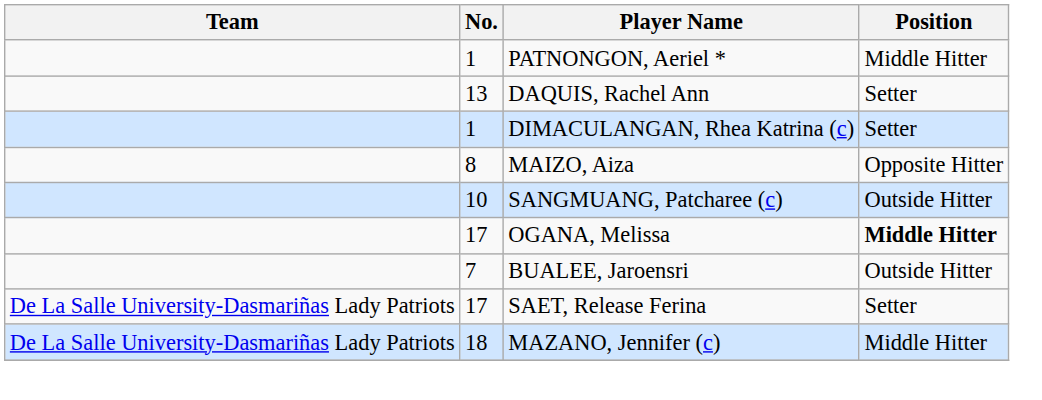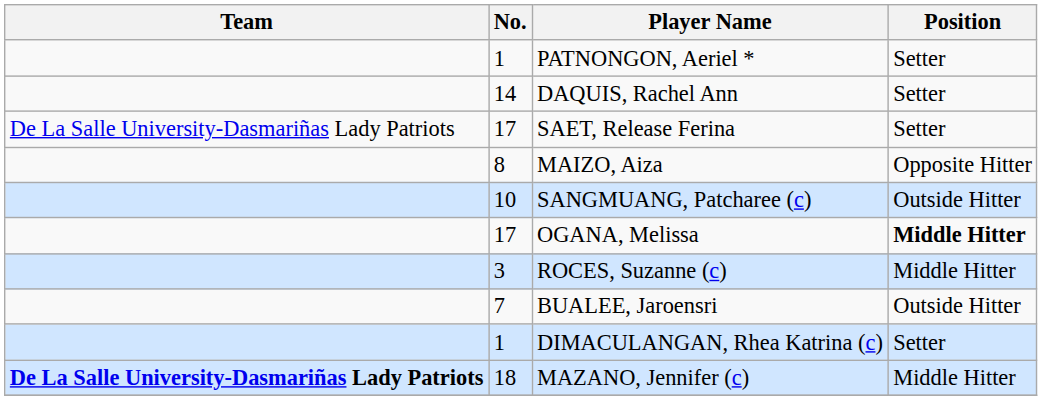(926, 57) Middle Hitter -> (919, 57) Setter
(476, 93) 13 -> (505, 93) 14
rows swapped: (681, 128) <-> (607, 306)
+ row: (632, 270)
(232, 341) normal -> (247, 377) bold
